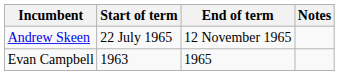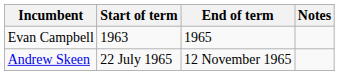rows swapped: (51, 59) <-> (49, 37)
